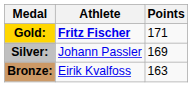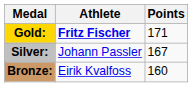(158, 52) 169 -> (158, 52) 167
(158, 71) 163 -> (158, 71) 160
